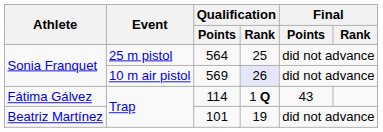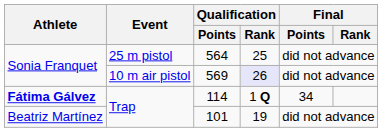(50, 97) normal -> (52, 97) bold
(306, 97) 43 -> (306, 97) 34
